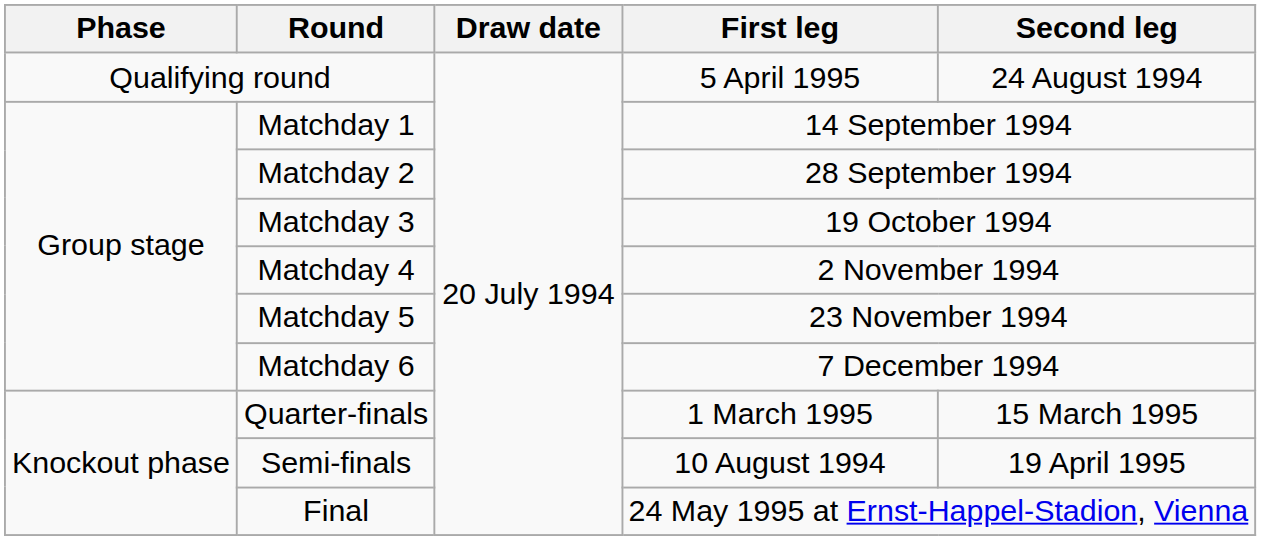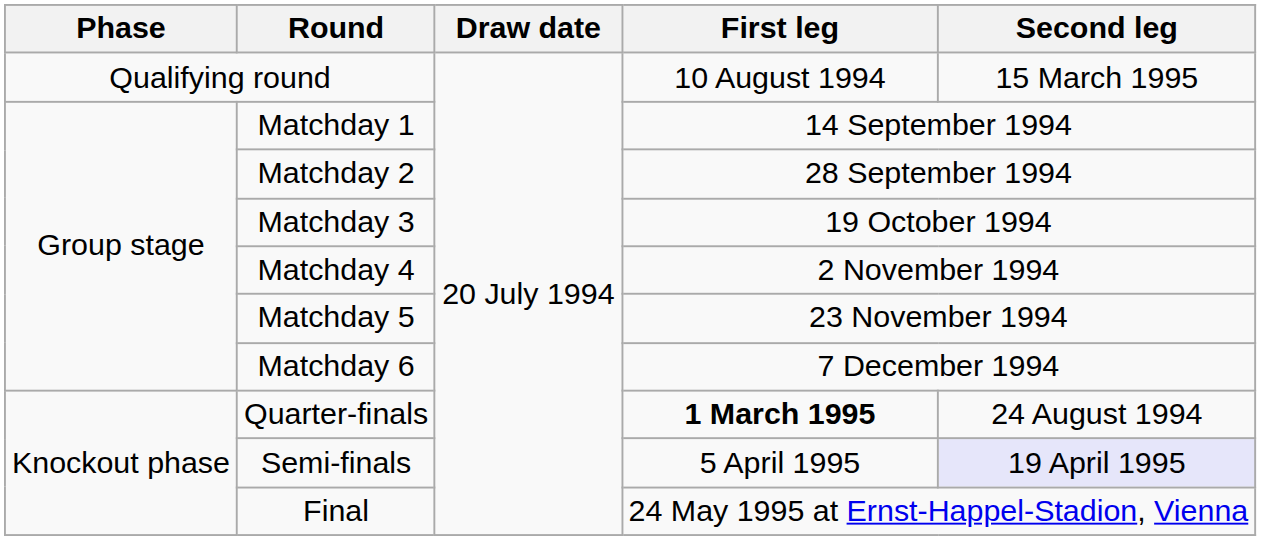(780, 76) 5 April 1995 -> (780, 76) 10 August 1994
(1097, 76) 24 August 1994 -> (1097, 76) 15 March 1995
(780, 414) normal -> (780, 414) bold
(1097, 414) 15 March 1995 -> (1097, 414) 24 August 1994
(780, 462) 10 August 1994 -> (780, 462) 5 April 1995
(1097, 462) no background -> (1097, 462) lavender background
